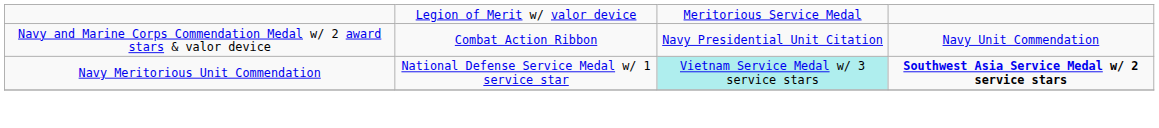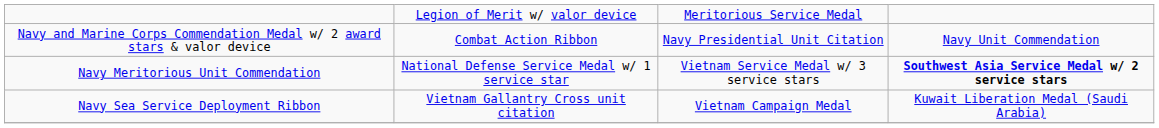(773, 73) paleturquoise background -> (773, 73) no background
+ row: (199, 106)
